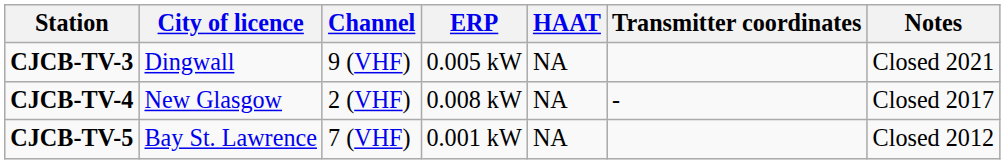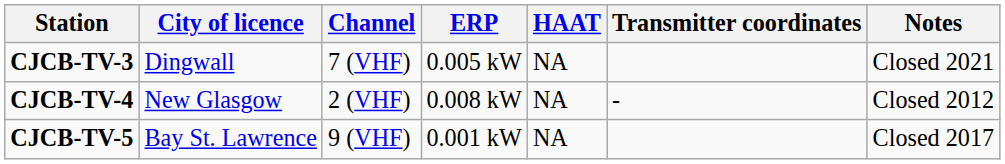(369, 61) 9 (VHF) -> (369, 61) 7 (VHF)
(933, 100) Closed 2017 -> (933, 100) Closed 2012
(369, 138) 7 (VHF) -> (369, 138) 9 (VHF)
(933, 138) Closed 2012 -> (933, 138) Closed 2017
